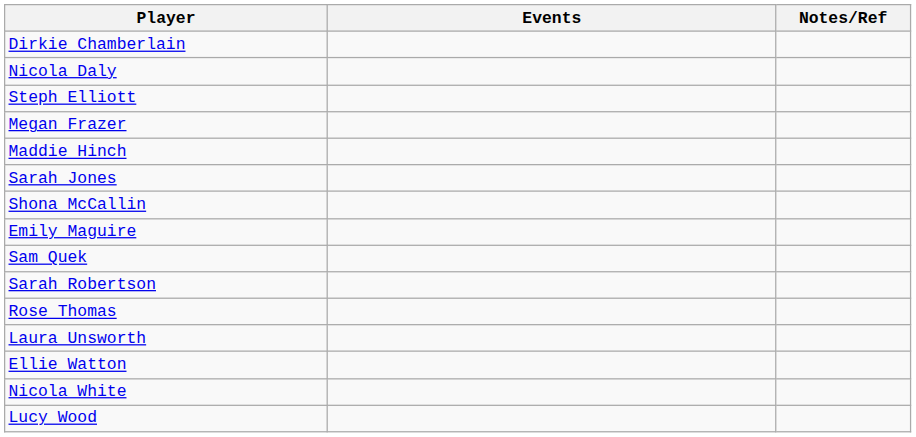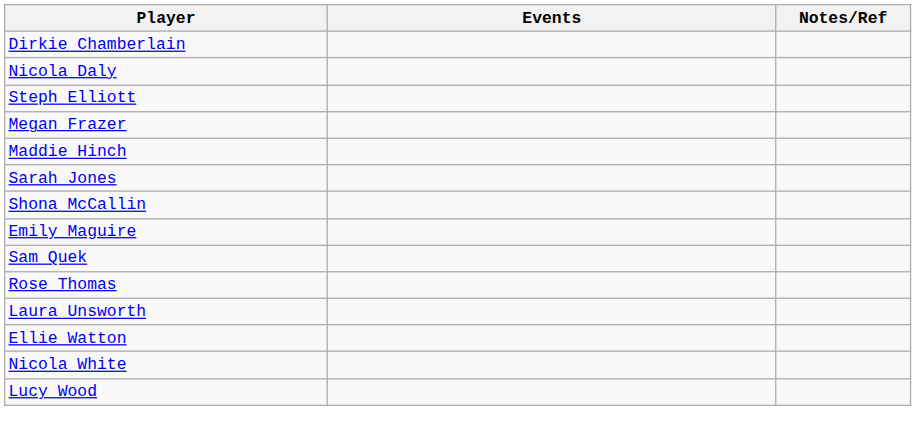- row: (82, 285)
